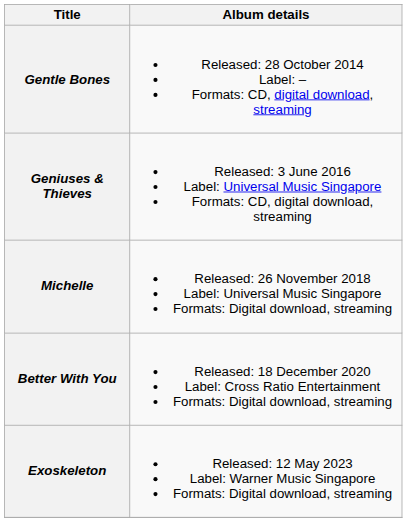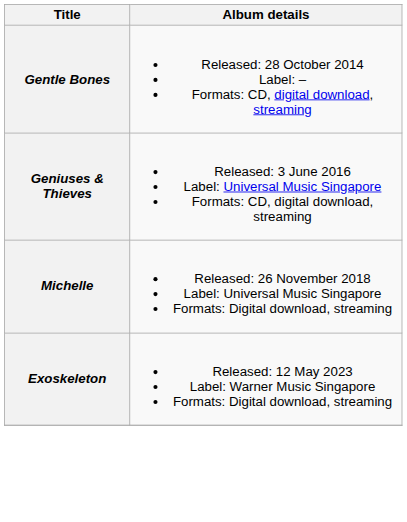- row: (67, 378)
